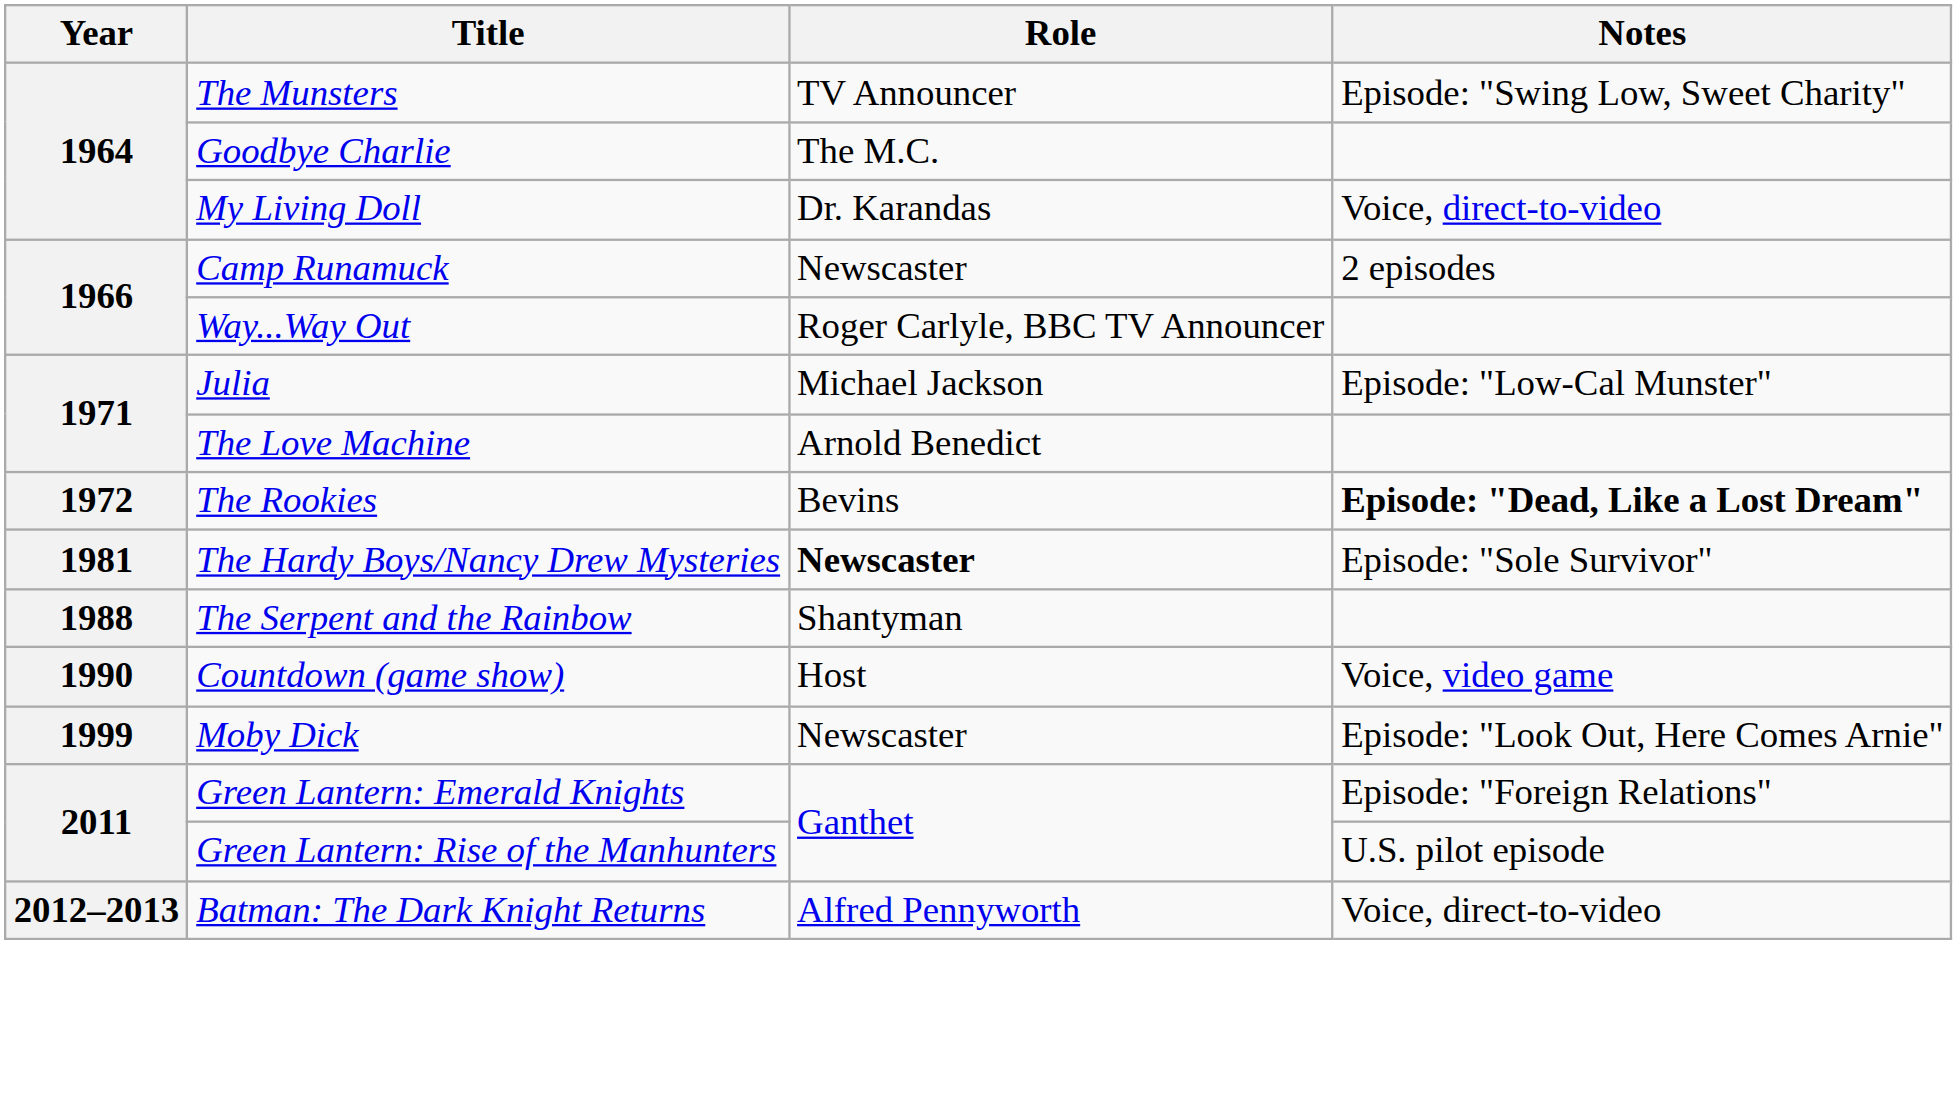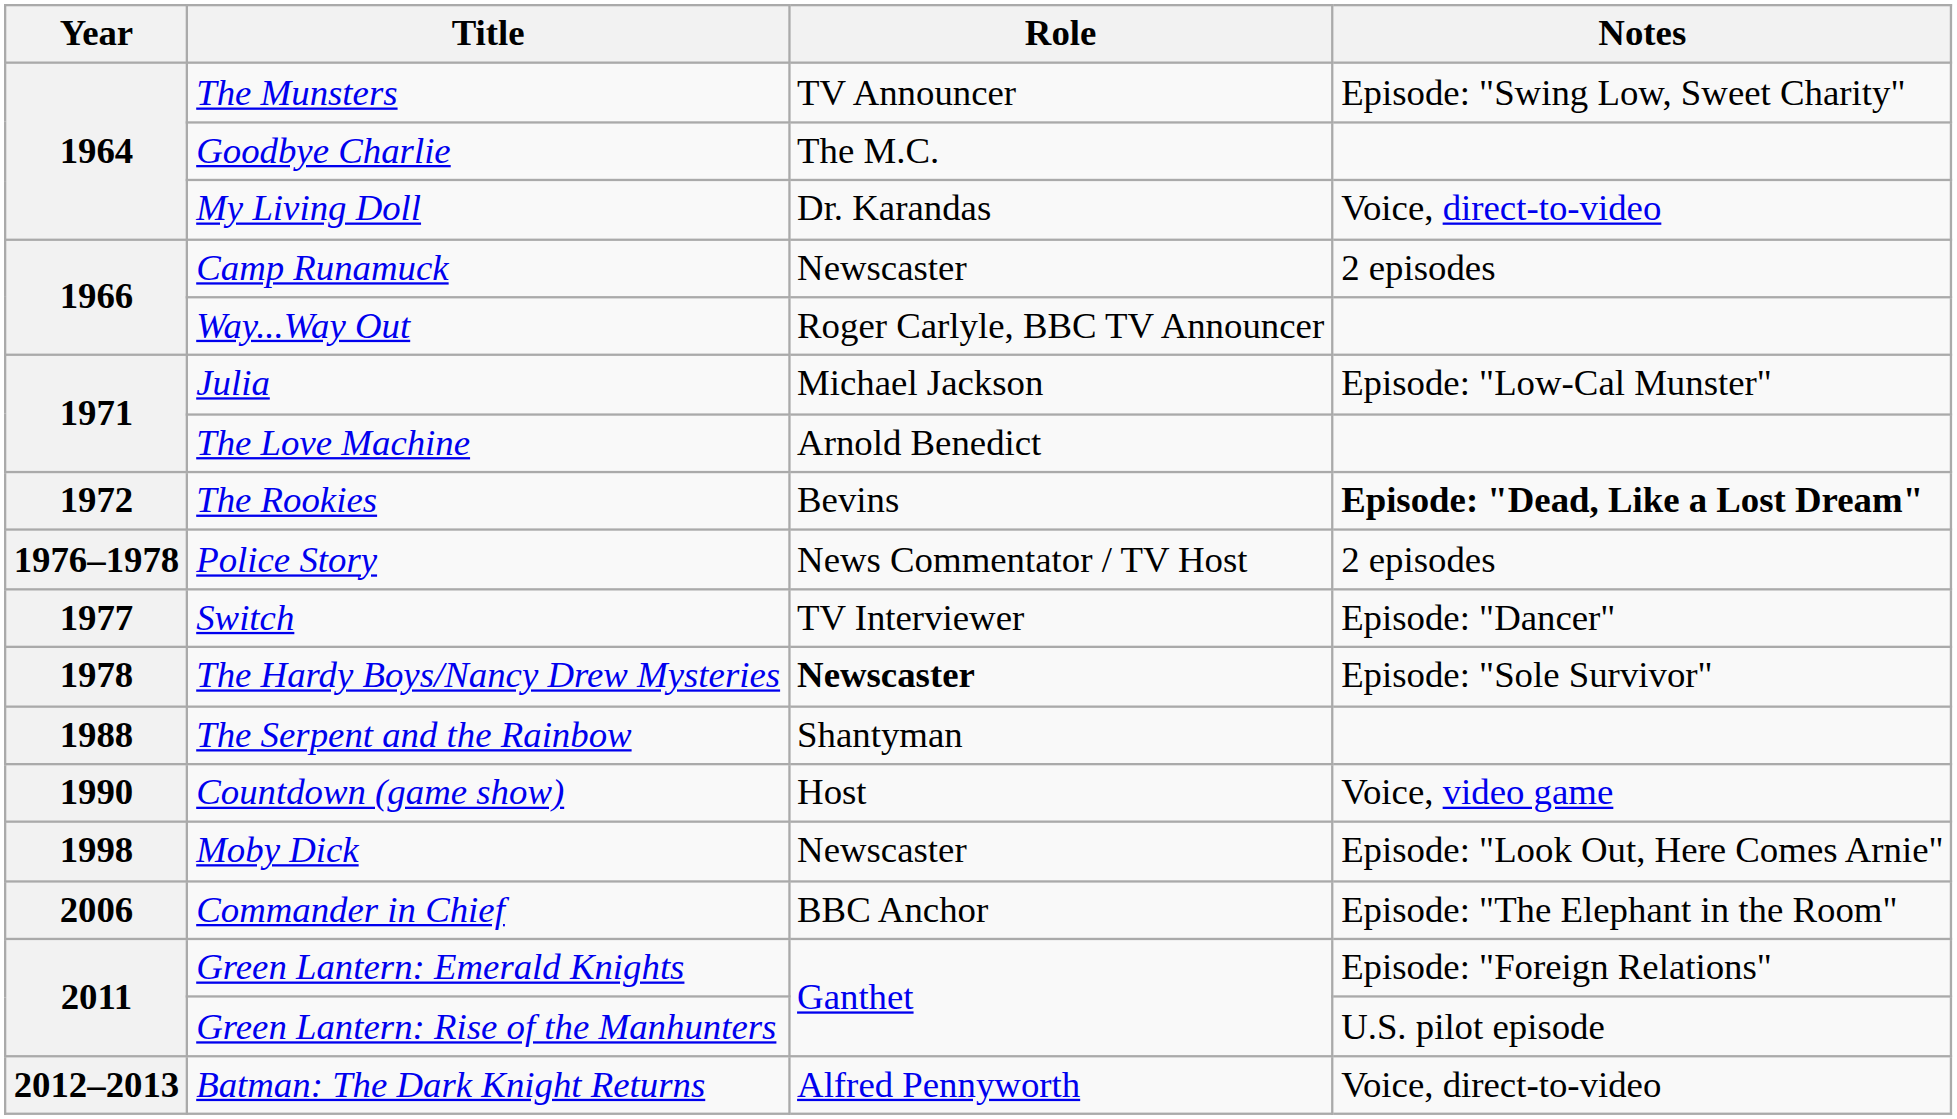+ row: (287, 558)
+ row: (245, 617)
(96, 558) 1981 -> (96, 675) 1978
(96, 734) 1999 -> (96, 850) 1998
+ row: (351, 909)
